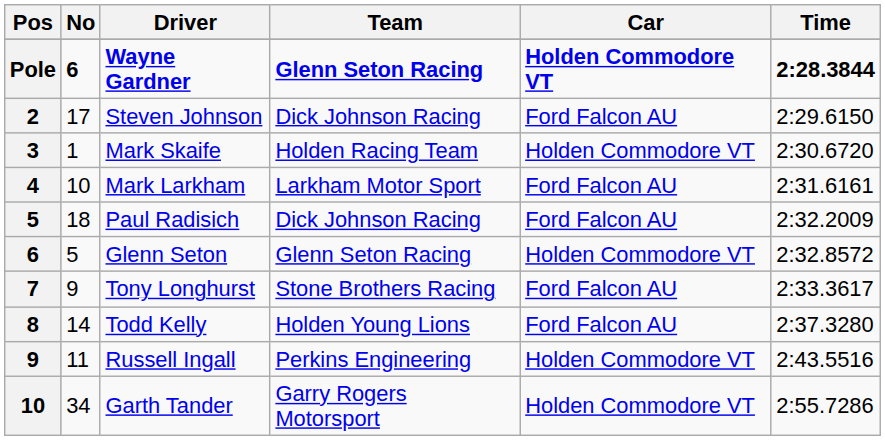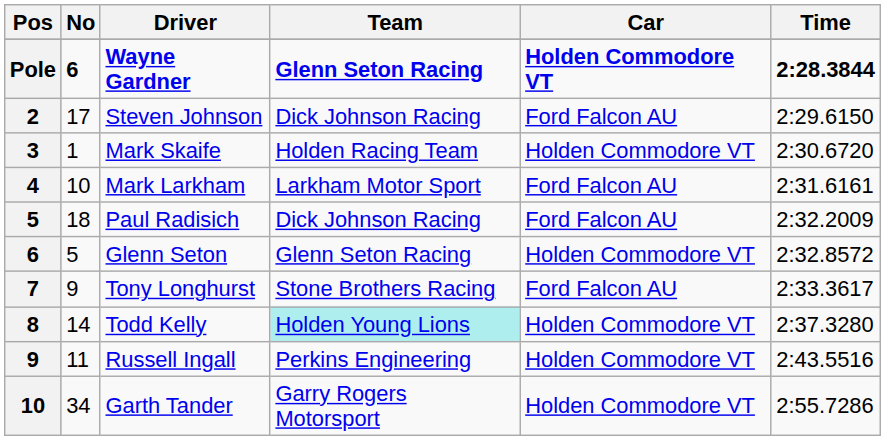(373, 324) no background -> (373, 324) paleturquoise background
(601, 324) Ford Falcon AU -> (640, 324) Holden Commodore VT
